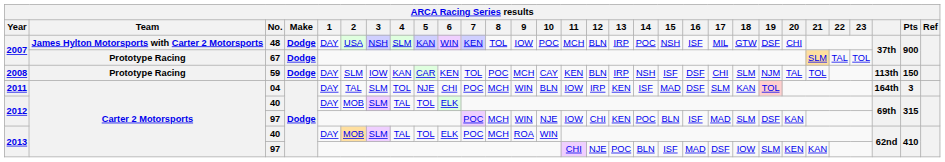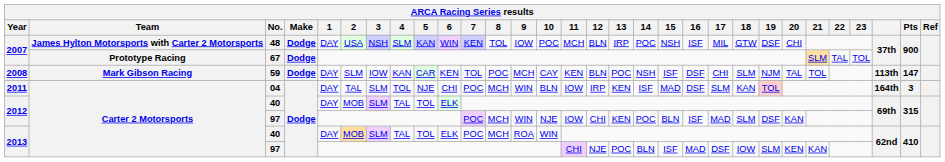(147, 73) Prototype Racing -> (147, 73) Mark Gibson Racing
(621, 73) IRP -> (621, 73) POC
(911, 73) 150 -> (911, 73) 147
